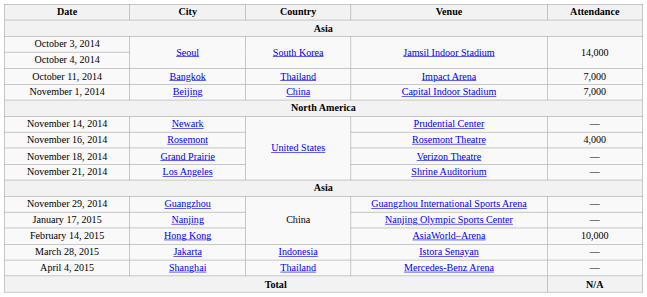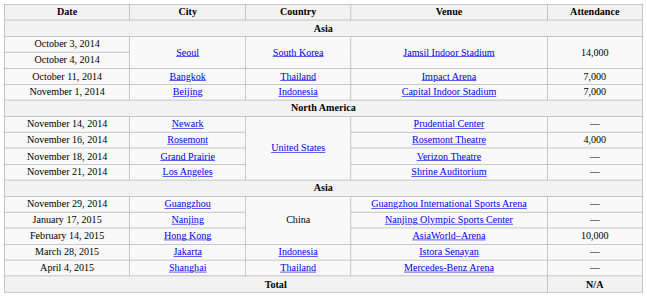(298, 92) China -> (298, 92) Indonesia
